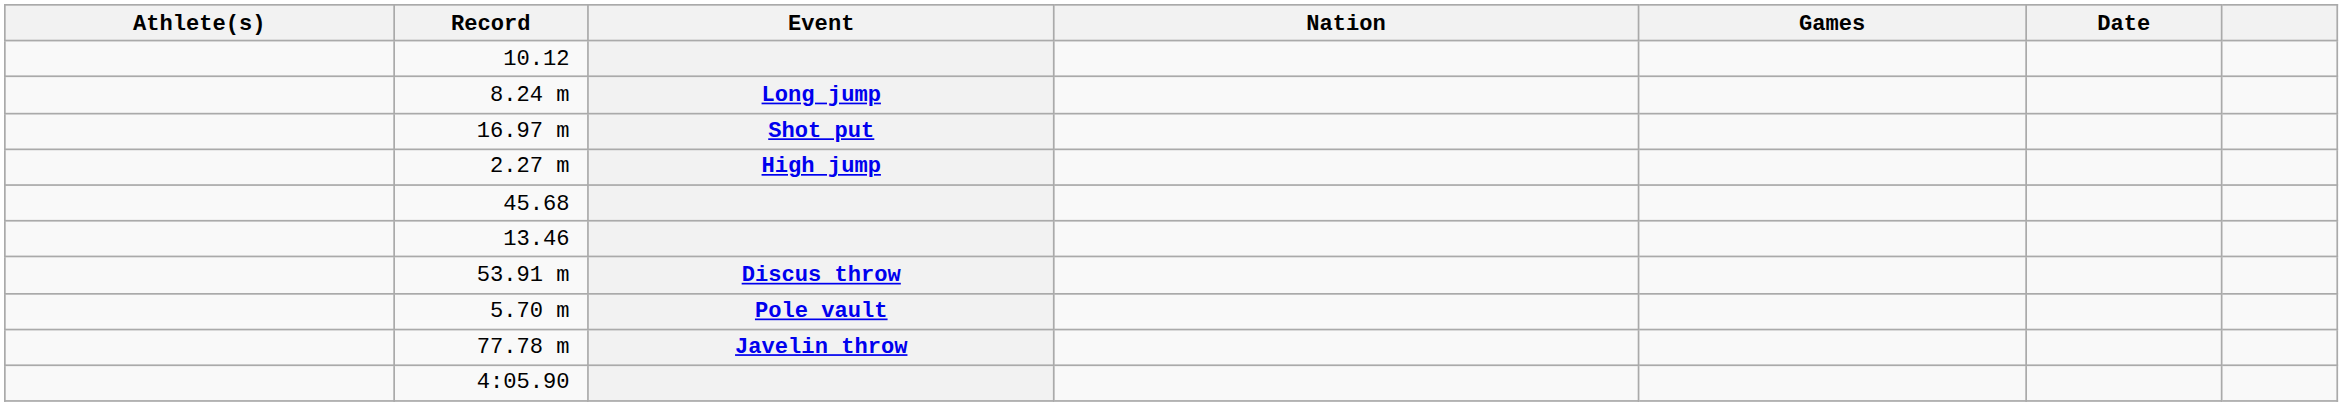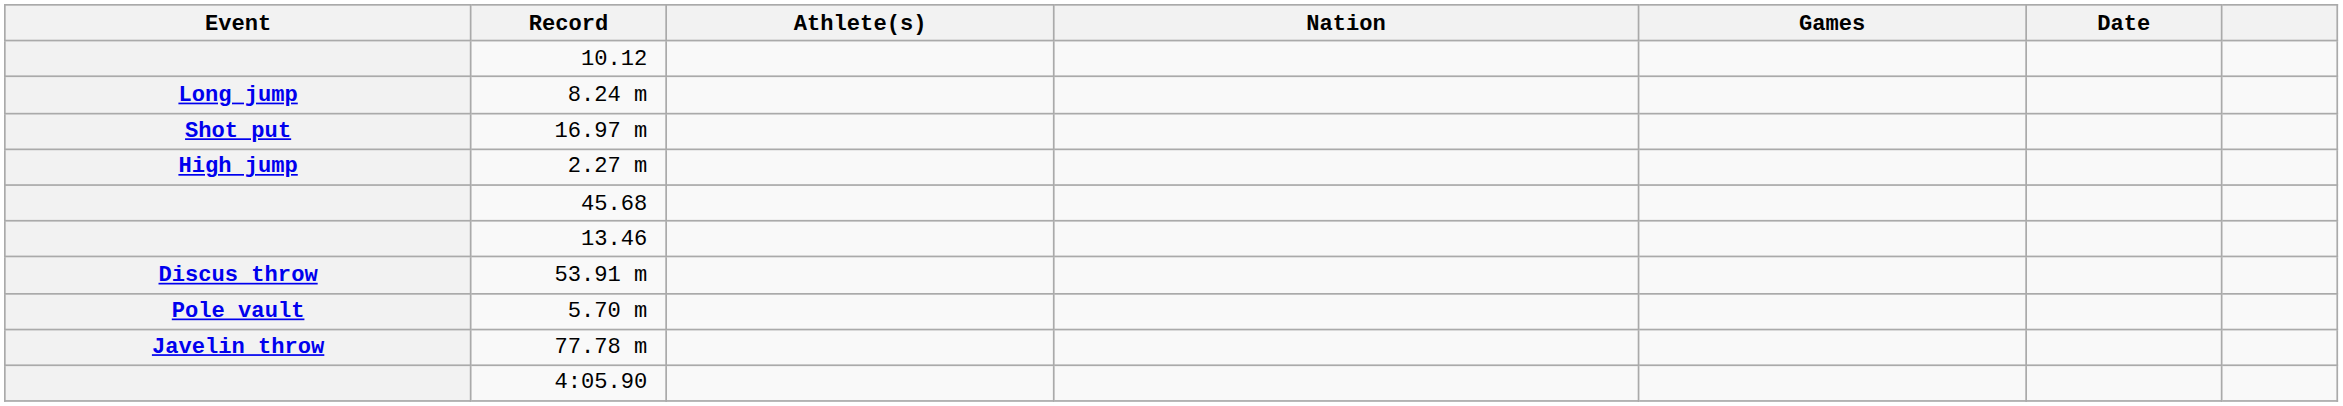columns swapped: (821, 23) <-> (199, 23)
